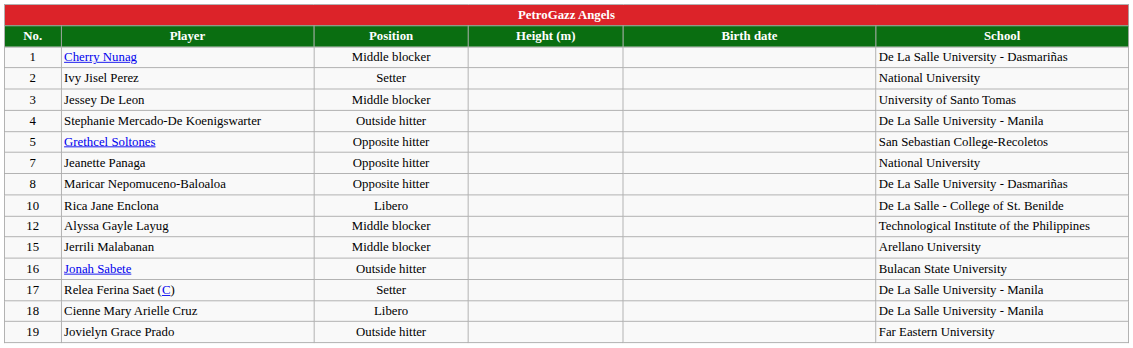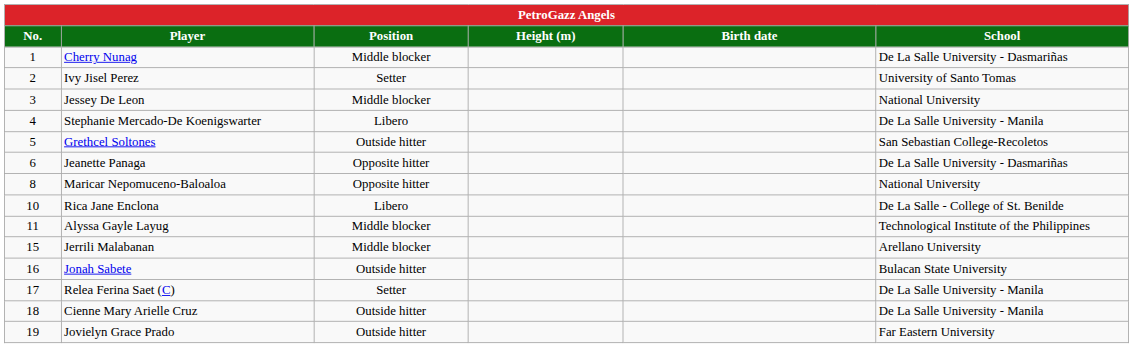(929, 78) National University -> (947, 78) University of Santo Tomas
(947, 100) University of Santo Tomas -> (929, 100) National University
(391, 121) Outside hitter -> (391, 121) Libero
(391, 142) Opposite hitter -> (391, 142) Outside hitter
(33, 163) 7 -> (33, 163) 6
(929, 163) National University -> (973, 163) De La Salle University - Dasmariñas
(973, 184) De La Salle University - Dasmariñas -> (929, 184) National University
(33, 226) 12 -> (33, 226) 11
(391, 311) Libero -> (391, 311) Outside hitter
